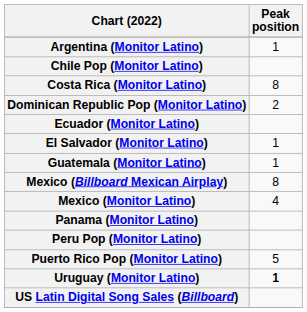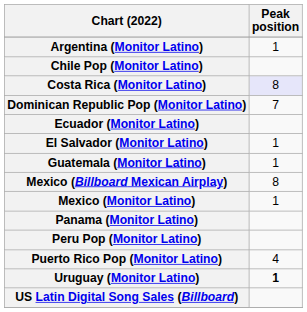(276, 85) no background -> (276, 85) lavender background
(276, 104) 2 -> (276, 104) 7
(276, 201) 4 -> (276, 201) 1
(276, 259) 5 -> (276, 259) 4
